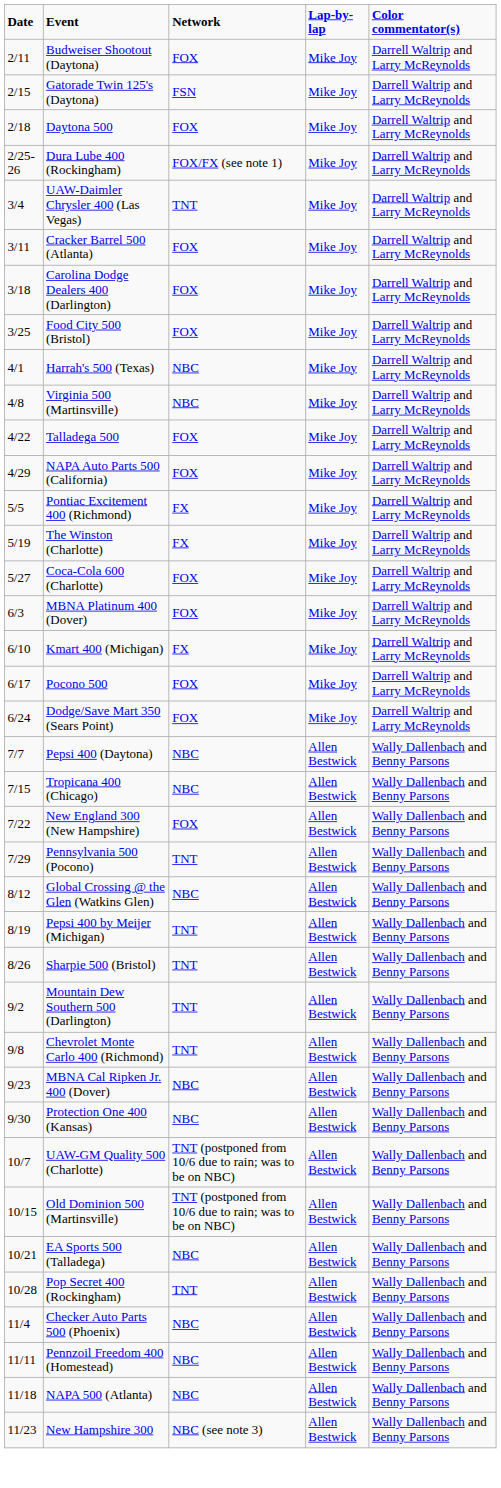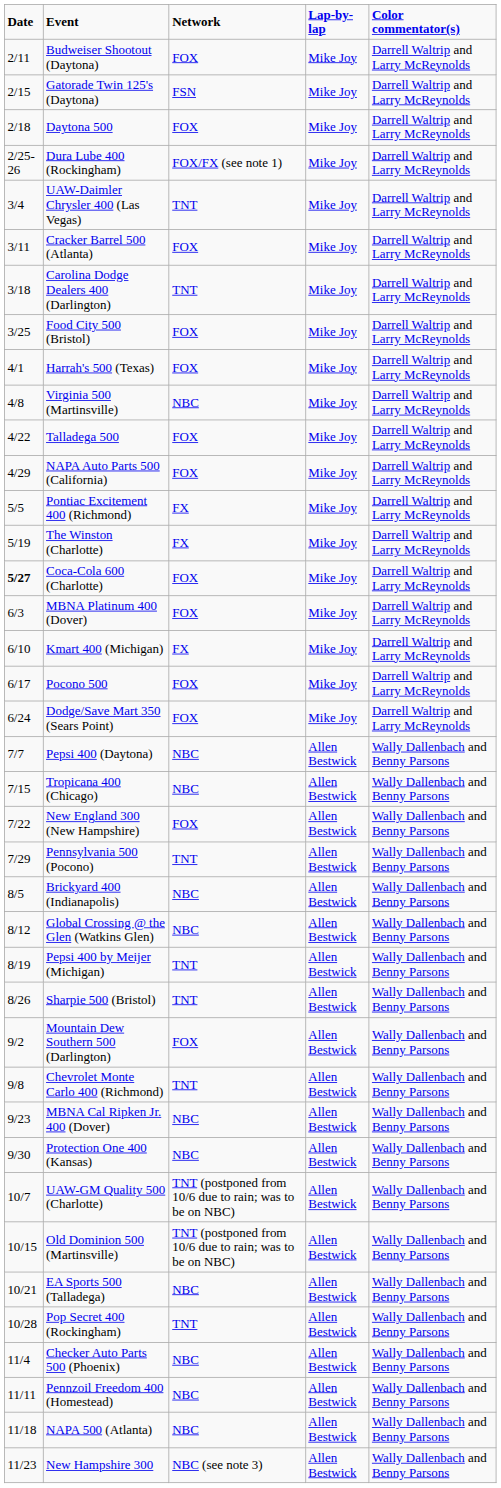(185, 289) FOX -> (185, 289) TNT
(186, 367) NBC -> (185, 367) FOX
(19, 578) normal -> (19, 578) bold
+ row: (83, 894)
(185, 1007) TNT -> (185, 1042) FOX
